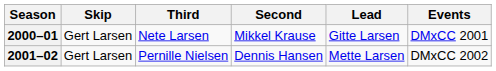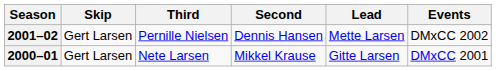rows swapped: (33, 35) <-> (33, 55)
